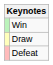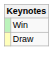- row: (25, 53)
